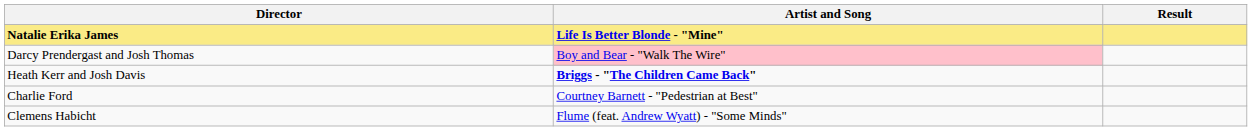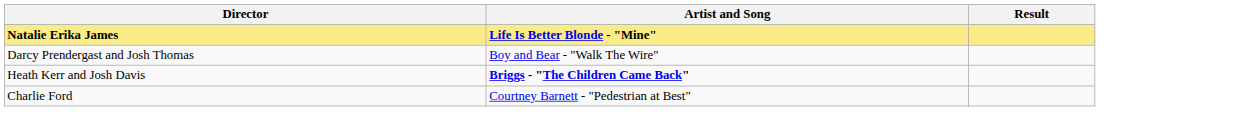(641, 55) pink background -> (574, 55) no background
- row: (52, 116)
